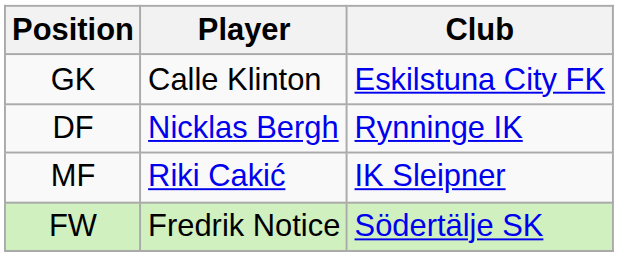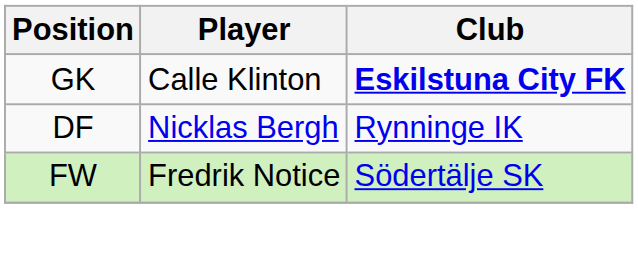(480, 78) normal -> (490, 78) bold
- row: (73, 176)
